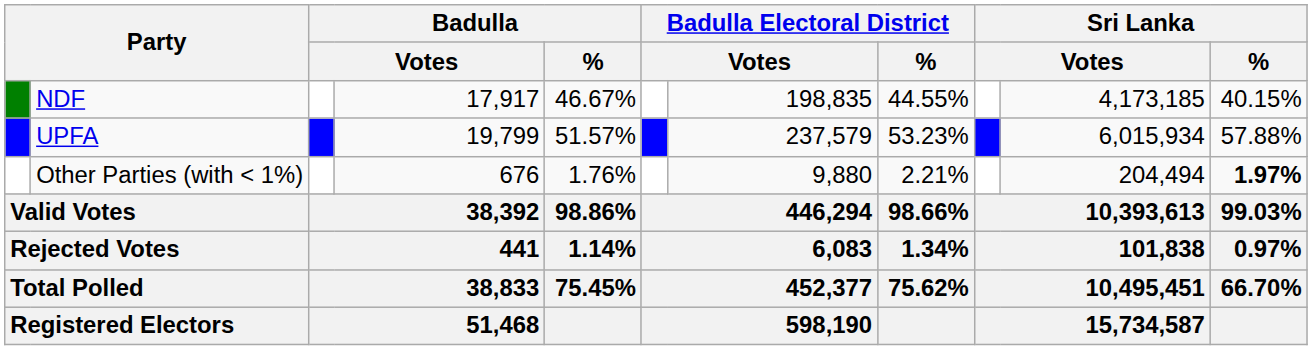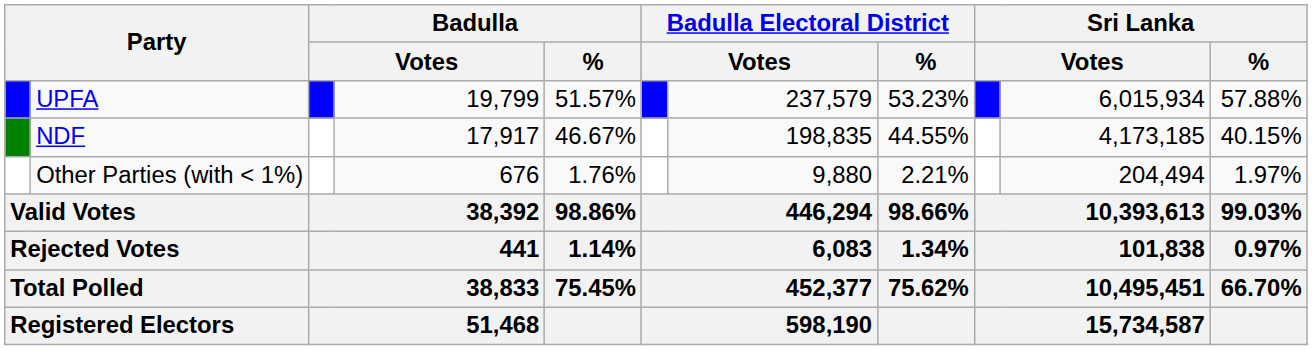rows swapped: (67, 136) <-> (61, 99)
(1268, 174) bold -> (1268, 174) normal
